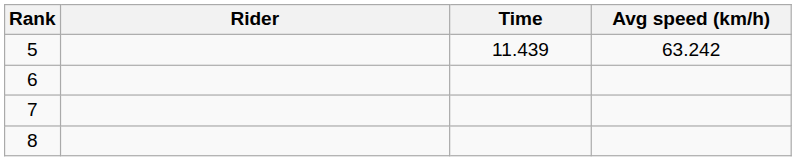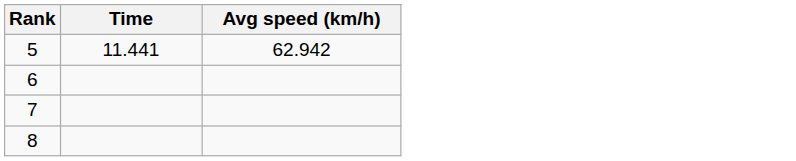- column: (255, 19)
(521, 49) 11.439 -> (131, 49) 11.441
(691, 49) 63.242 -> (302, 49) 62.942
